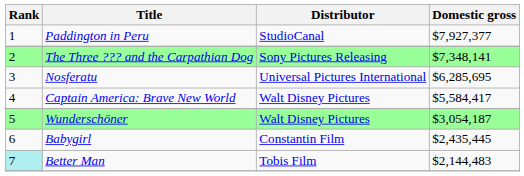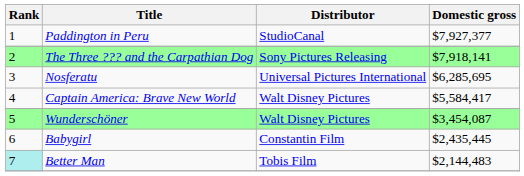(462, 56) $7,348,141 -> (462, 56) $7,918,141
(462, 118) $3,054,187 -> (462, 118) $3,454,087
